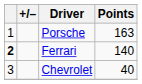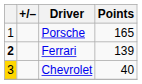(124, 33) 163 -> (124, 33) 165
(124, 51) 140 -> (124, 51) 139
(10, 70) no background -> (10, 70) gold background
